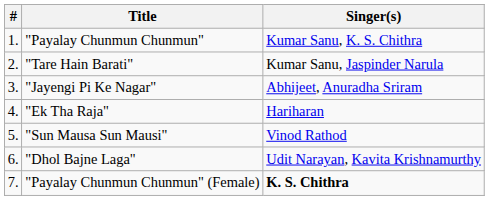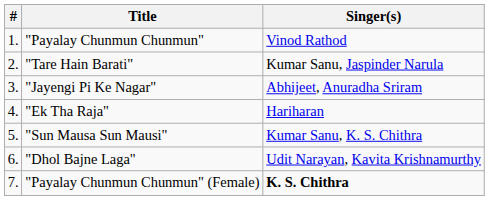(344, 40) Kumar Sanu, K. S. Chithra -> (307, 40) Vinod Rathod
(307, 135) Vinod Rathod -> (344, 135) Kumar Sanu, K. S. Chithra
